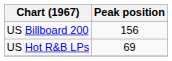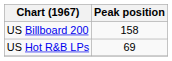(129, 30) 156 -> (129, 30) 158
